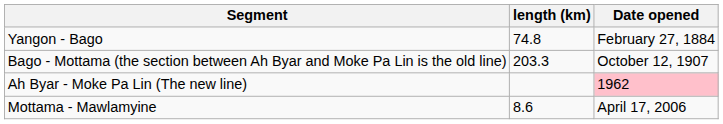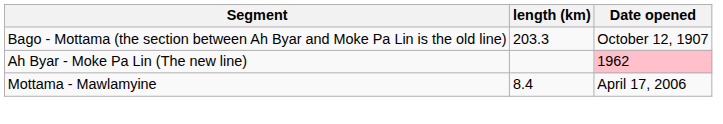- row: (55, 38)
(523, 107) 8.6 -> (523, 84) 8.4
